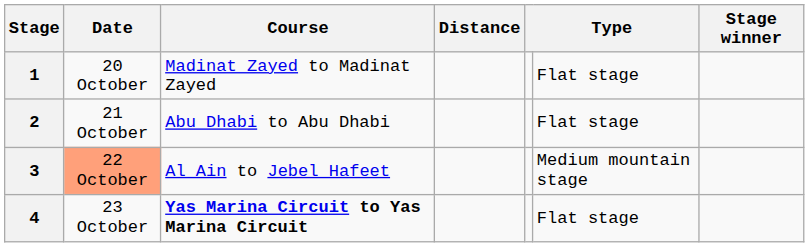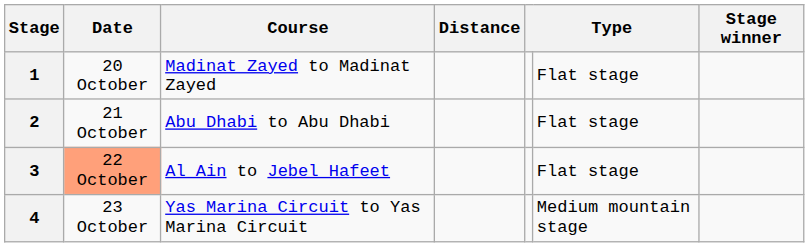(613, 171) Medium mountain stage -> (588, 171) Flat stage
(293, 218) bold -> (293, 218) normal
(588, 218) Flat stage -> (613, 218) Medium mountain stage
